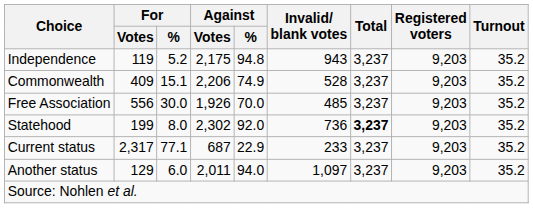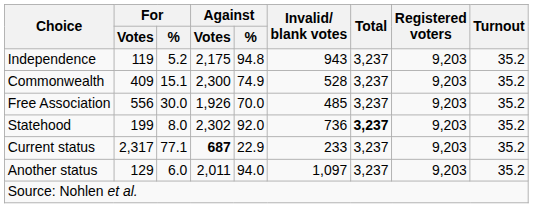(213, 81) 2,206 -> (213, 81) 2,300
(219, 147) normal -> (219, 147) bold
